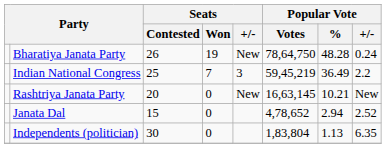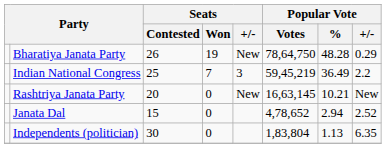(366, 53) 0.24 -> (366, 53) 0.29
